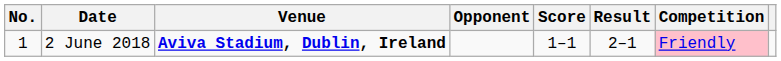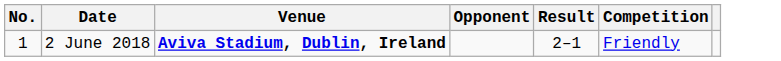- column: (562, 18)
(697, 44) pink background -> (641, 44) no background
